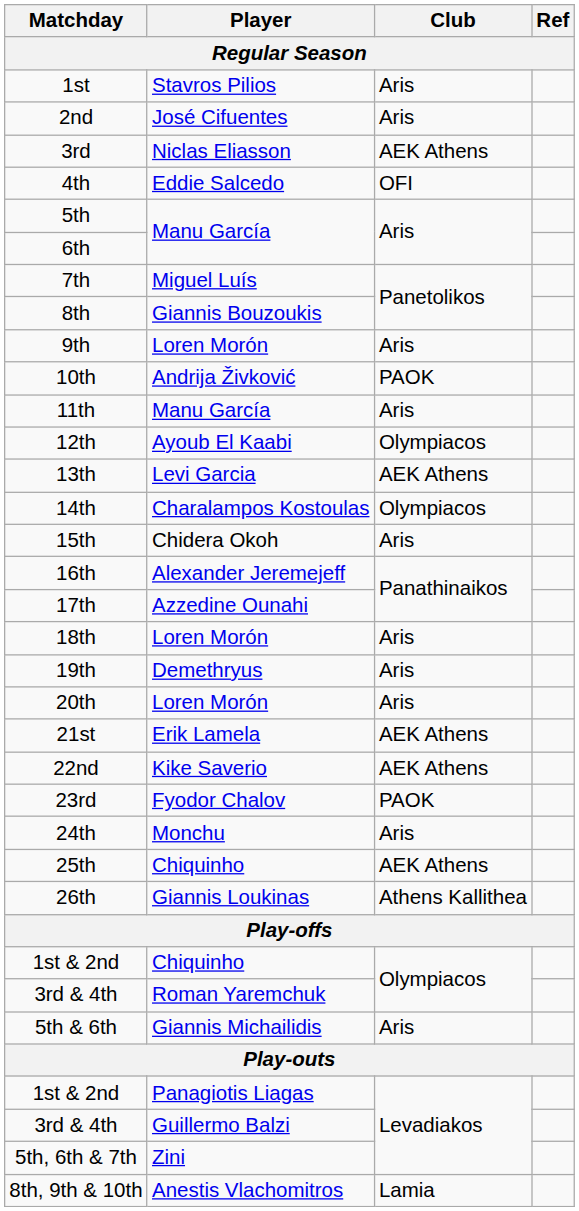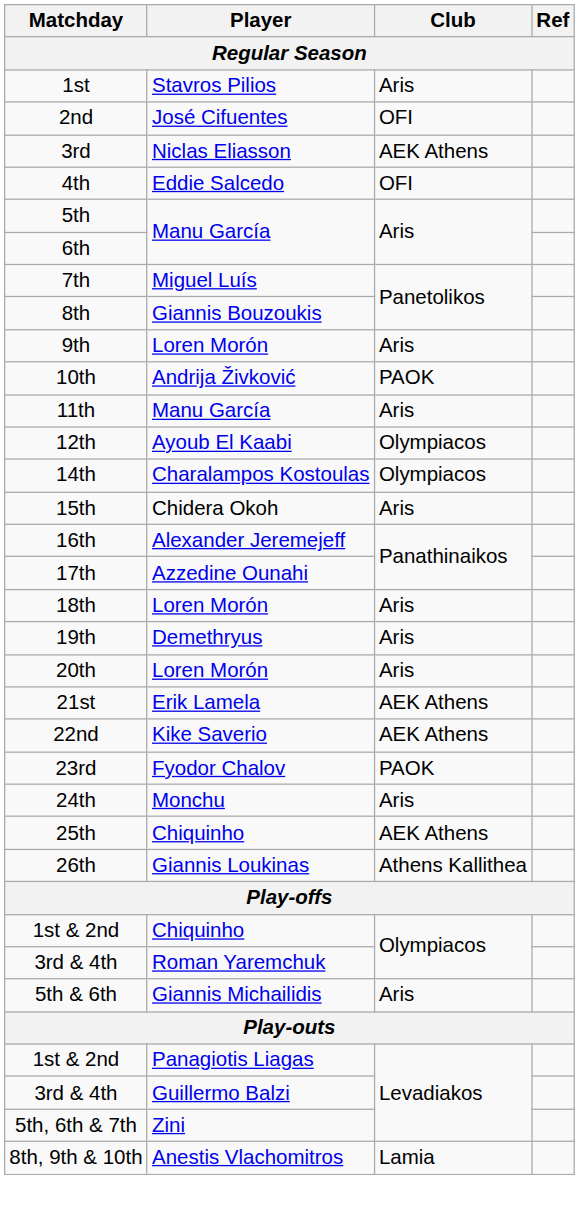(397, 118) Aris -> (396, 118) OFI
- row: (76, 475)
